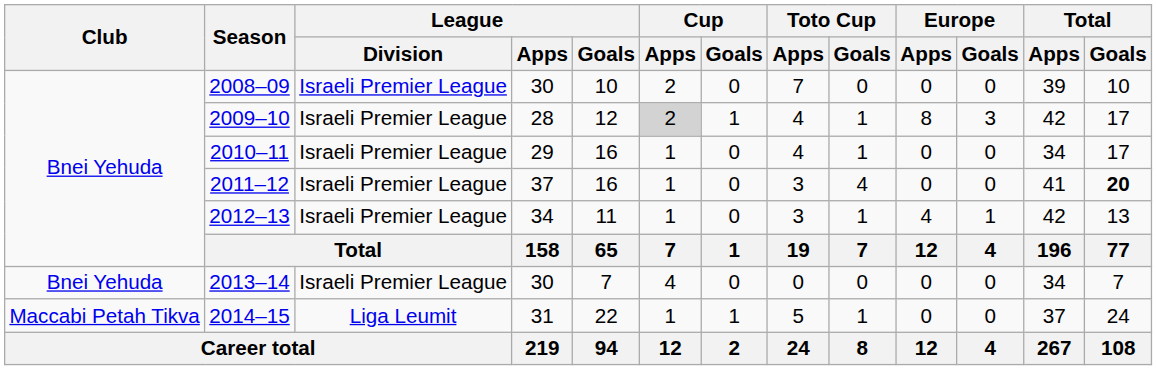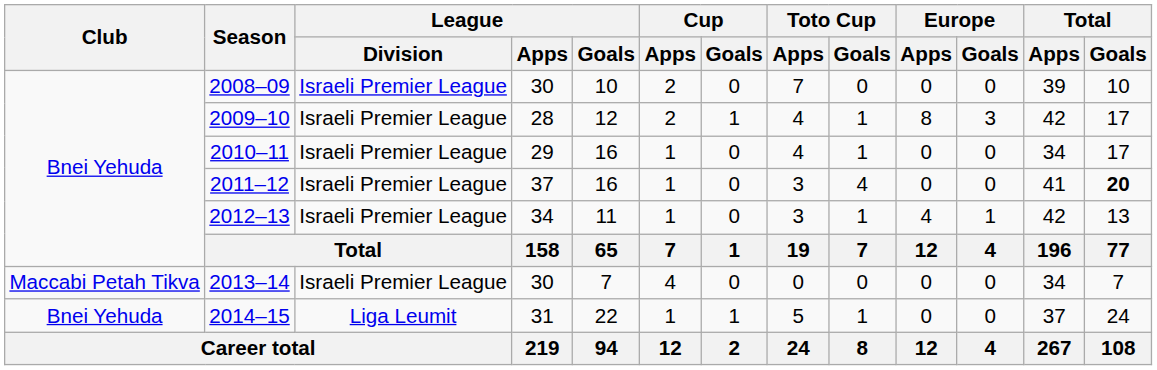(670, 119) lightgrey background -> (670, 119) no background
(105, 282) Bnei Yehuda -> (105, 282) Maccabi Petah Tikva
(105, 315) Maccabi Petah Tikva -> (105, 315) Bnei Yehuda
